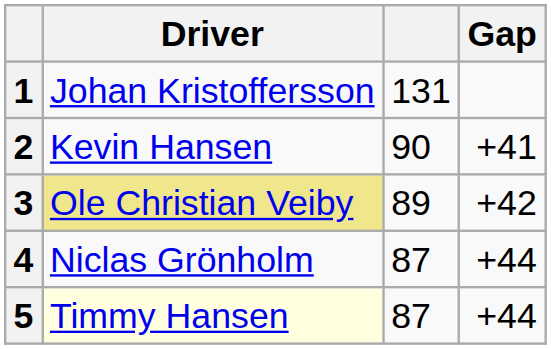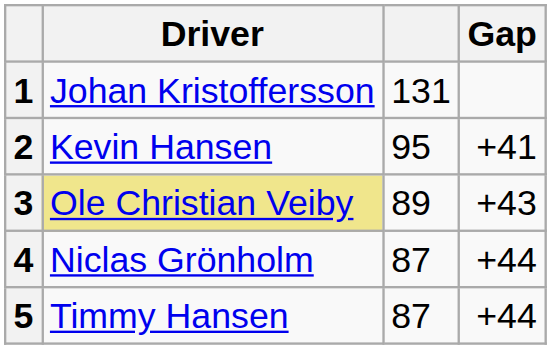(411, 147) 90 -> (411, 147) 95
(507, 203) +42 -> (507, 203) +43
(169, 316) lightyellow background -> (169, 316) no background
